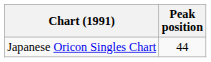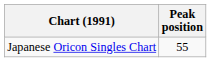(182, 47) 44 -> (182, 47) 55
